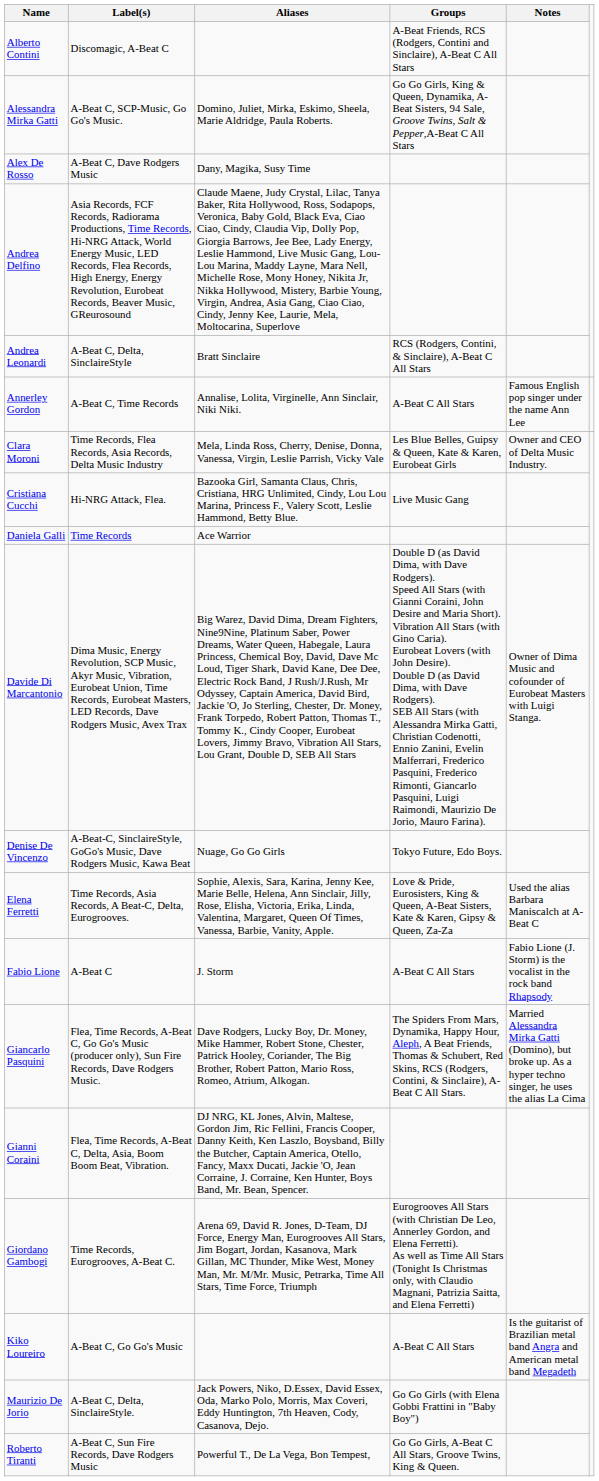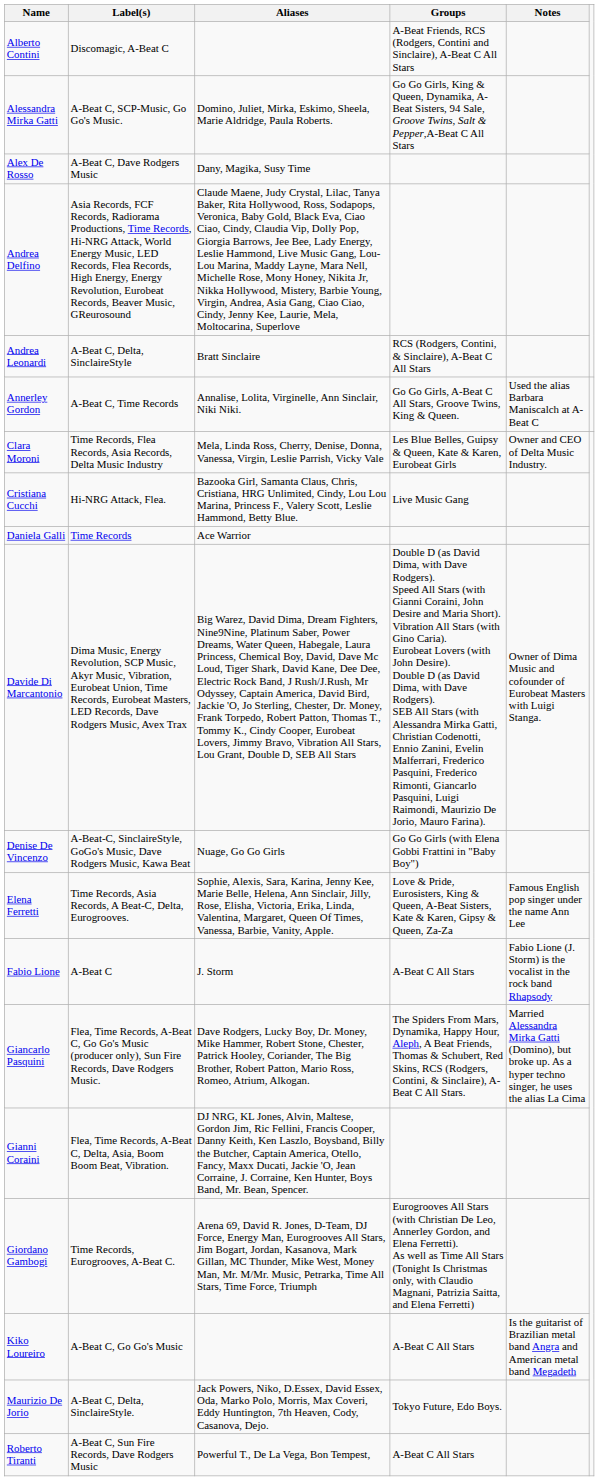(433, 404) A-Beat C All Stars -> (447, 404) Go Go Girls, A-Beat C All Stars, Groove Twins, King & Queen.
(545, 404) Famous English pop singer under the name Ann Lee -> (546, 404) Used the alias Barbara Maniscalch at A-Beat C
(447, 851) Tokyo Future, Edo Boys. -> (446, 851) Go Go Girls (with Elena Gobbi Frattini in "Baby Boy")
(546, 905) Used the alias Barbara Maniscalch at A-Beat C -> (545, 905) Famous English pop singer under the name Ann Lee
(446, 1406) Go Go Girls (with Elena Gobbi Frattini in "Baby Boy") -> (447, 1406) Tokyo Future, Edo Boys.
(447, 1454) Go Go Girls, A-Beat C All Stars, Groove Twins, King & Queen. -> (433, 1454) A-Beat C All Stars
